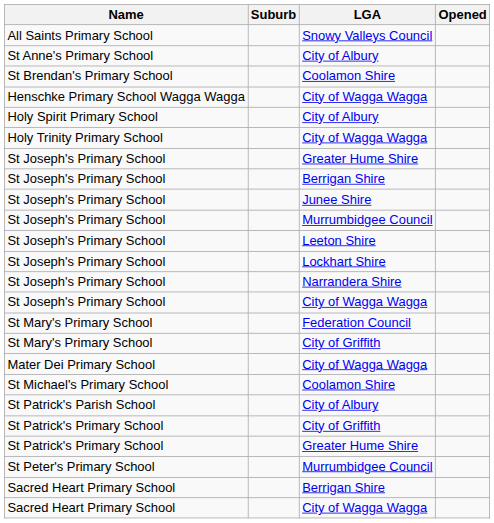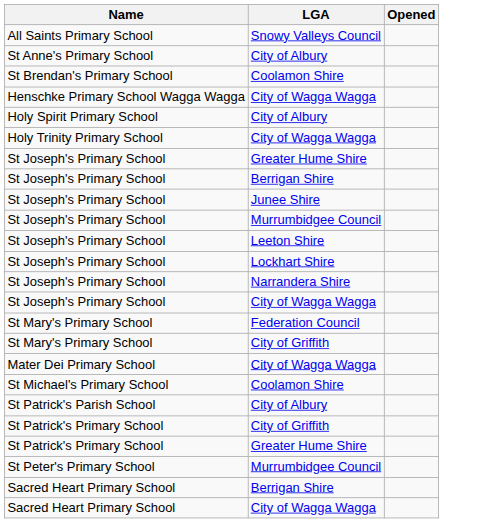- column: (274, 14)
